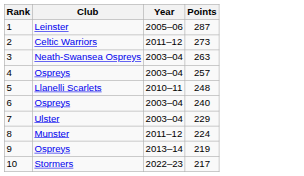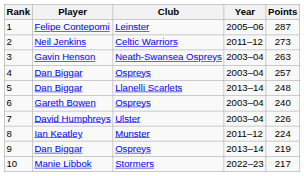+ column: (73, 12)
(164, 88) 2010–11 -> (245, 88) 2013–14
(202, 118) 229 -> (283, 118) 226
